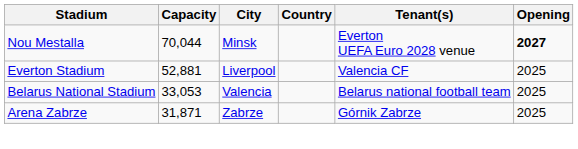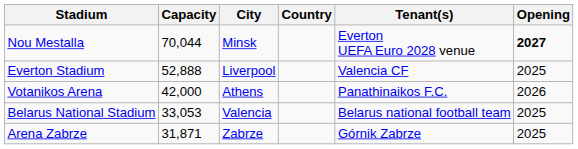(182, 71) 52,881 -> (182, 71) 52,888
+ row: (55, 92)
